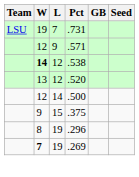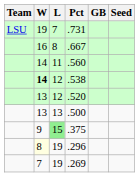+ row: (77, 46)
- row: (77, 46)
+ row: (77, 63)
(42, 96) 12 -> (42, 113) 13
(57, 96) 14 -> (57, 113) 13
(57, 113) no background -> (57, 130) lightgreen background
(39, 130) no background -> (39, 146) lightyellow background
(39, 146) bold -> (39, 163) normal
